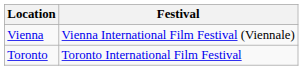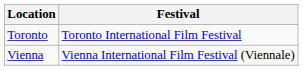rows swapped: (28, 55) <-> (25, 34)
